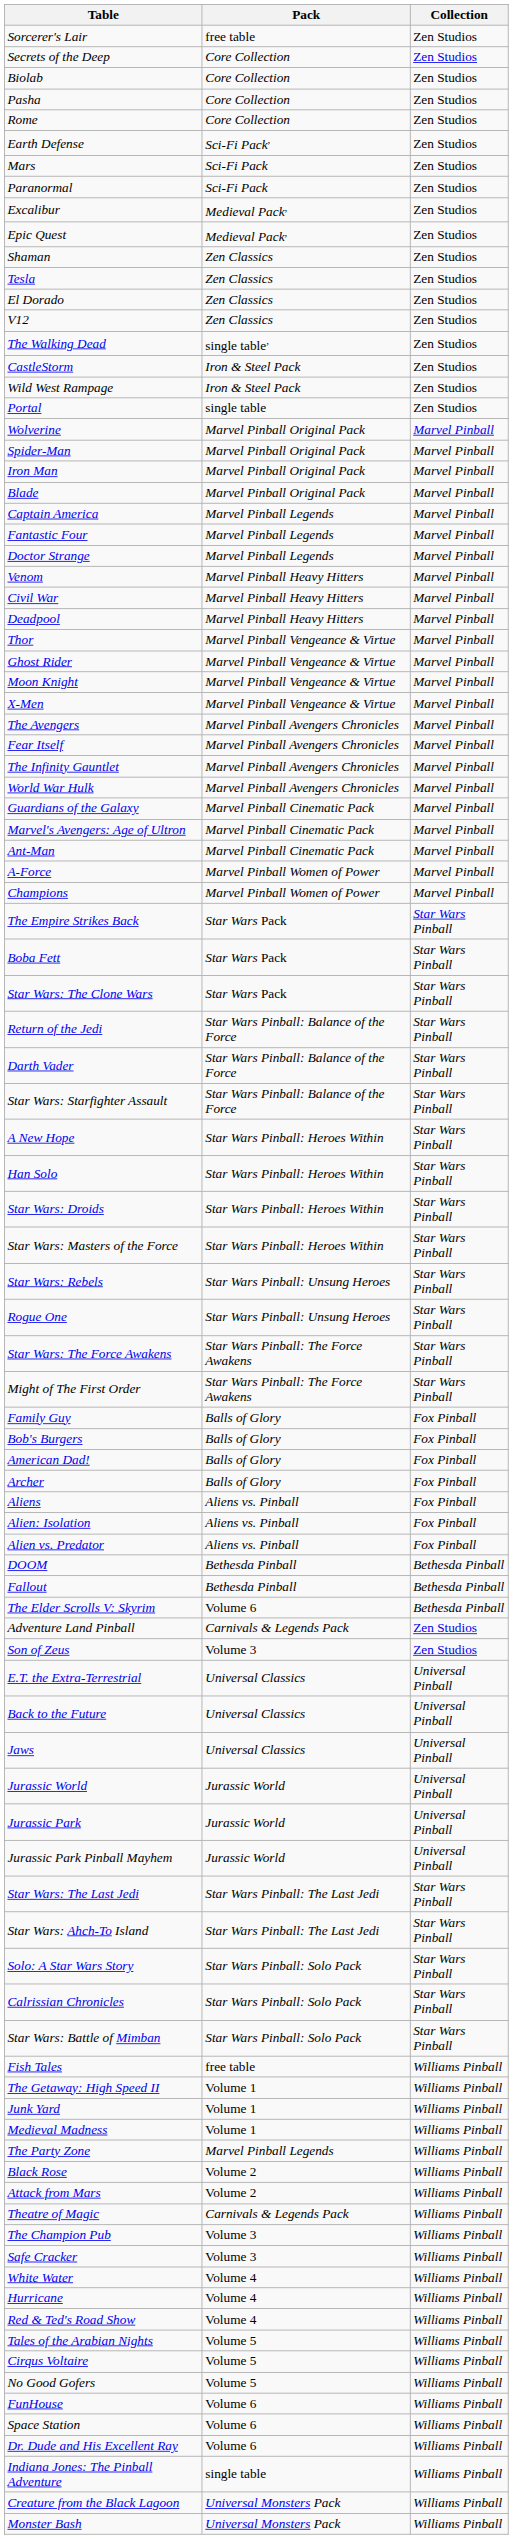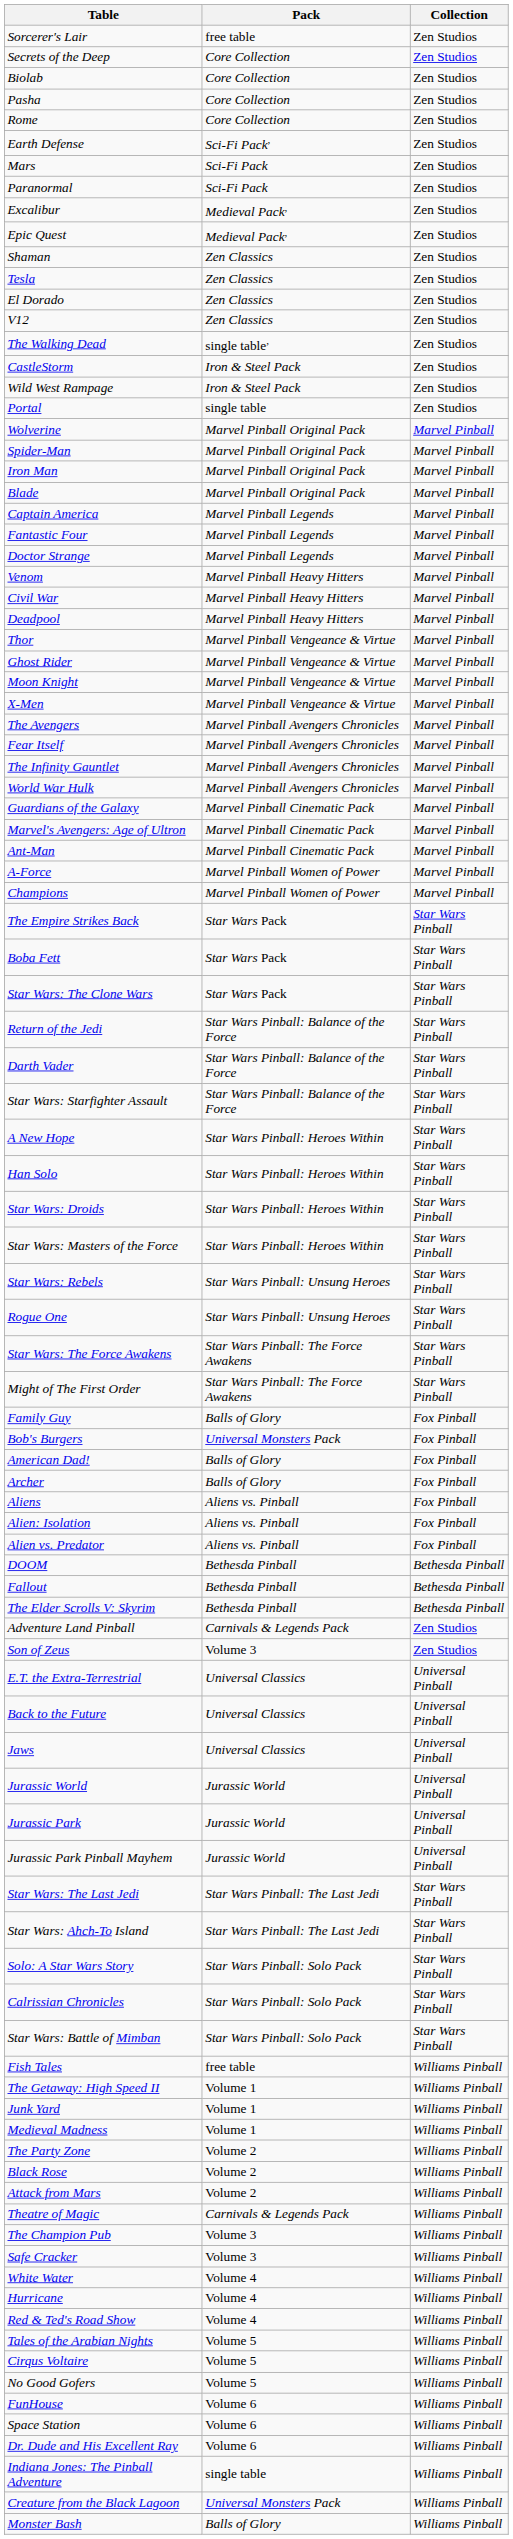(243, 1439) Balls of Glory -> (273, 1439) Universal Monsters Pack
(231, 1607) Volume 6 -> (251, 1607) Bethesda Pinball
(269, 2150) Marvel Pinball Legends -> (231, 2150) Volume 2
(273, 2523) Universal Monsters Pack -> (243, 2523) Balls of Glory
